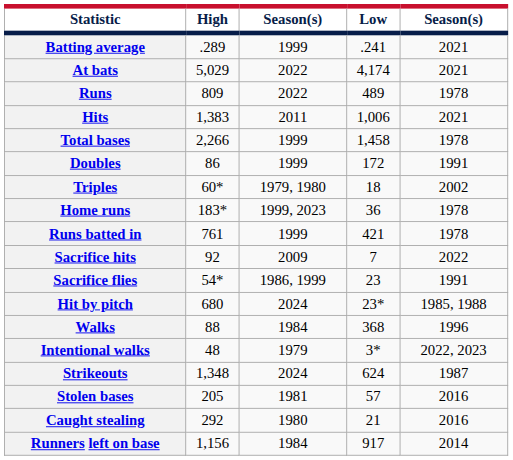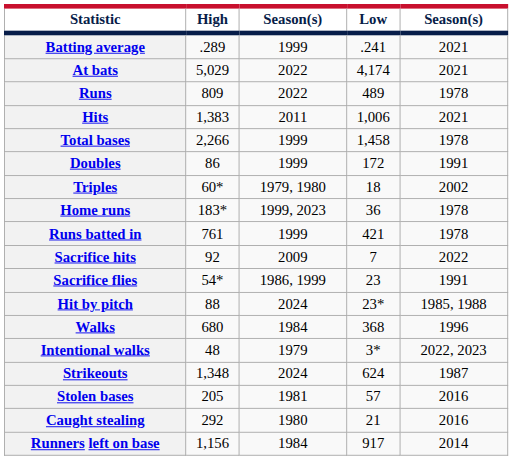(212, 303) 680 -> (212, 303) 88
(212, 327) 88 -> (212, 327) 680
